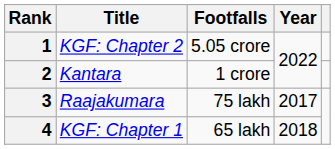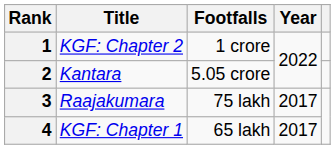(231, 46) 5.05 crore -> (243, 46) 1 crore
(243, 74) 1 crore -> (231, 74) 5.05 crore
(298, 130) 2018 -> (298, 130) 2017
